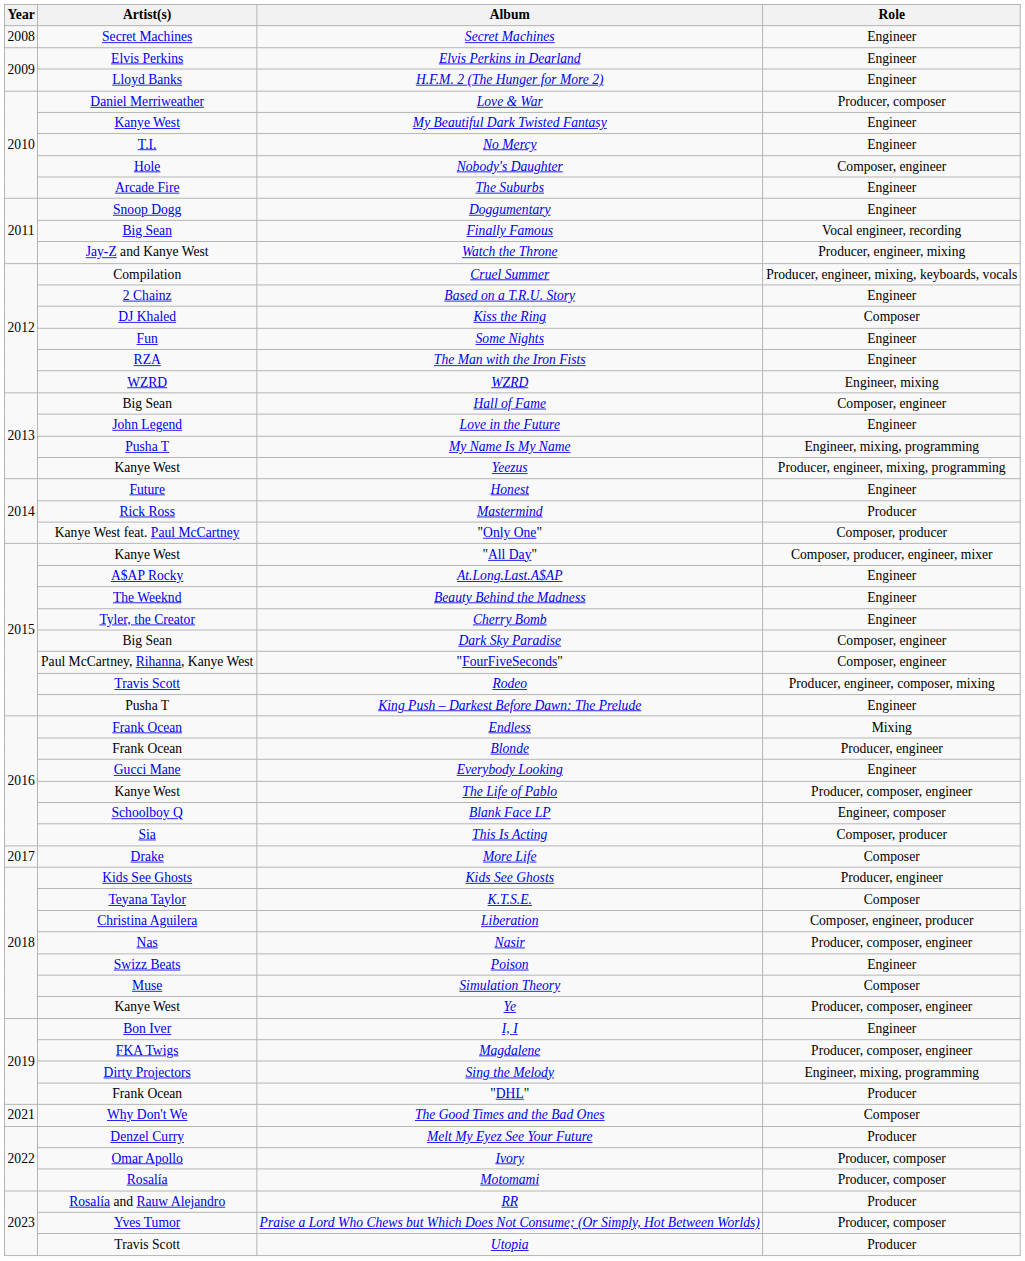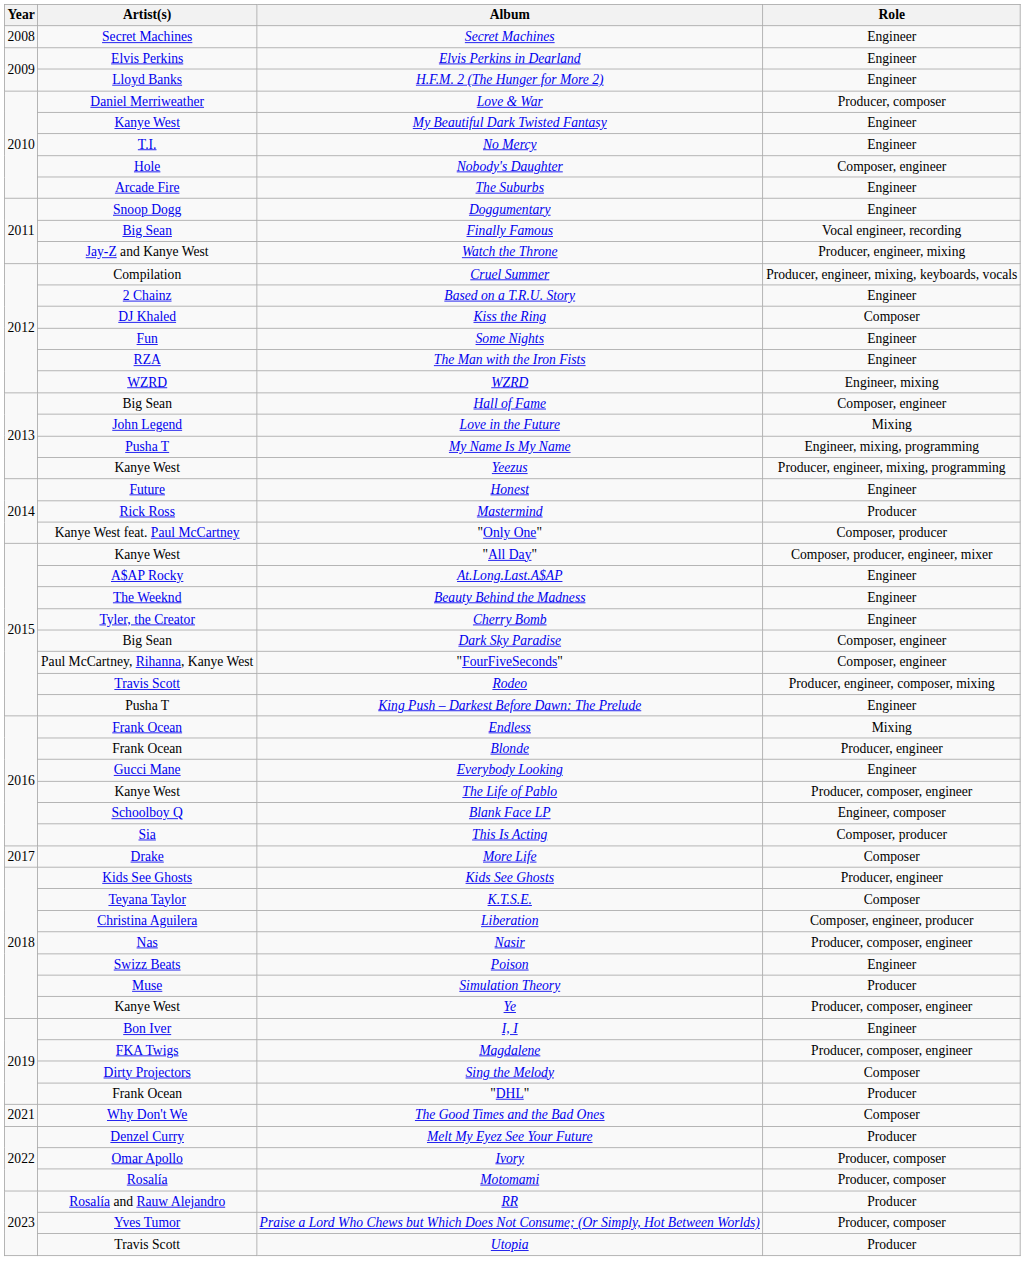(892, 425) Engineer -> (892, 425) Mixing
(892, 985) Composer -> (892, 985) Producer
(892, 1072) Engineer, mixing, programming -> (892, 1072) Composer
